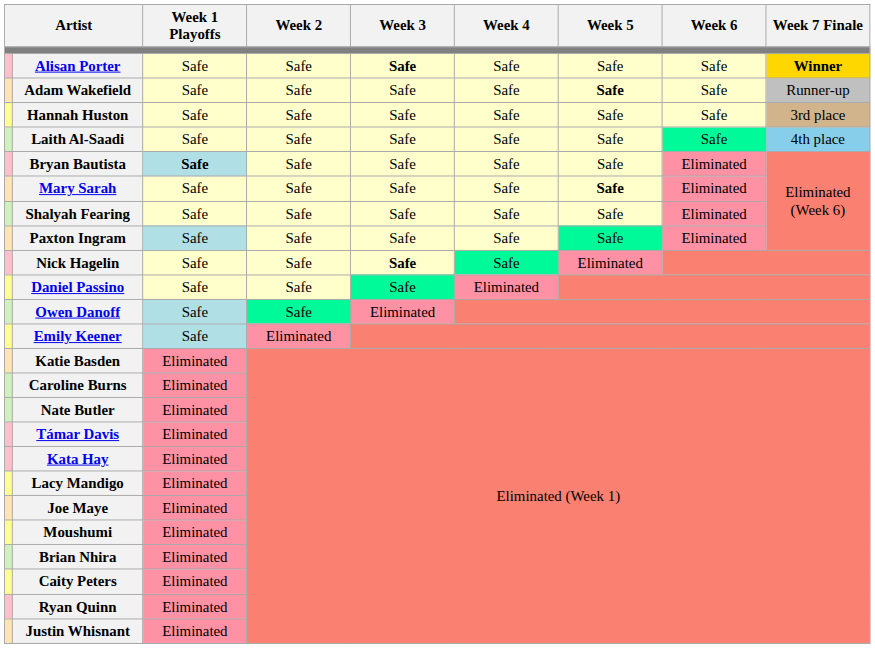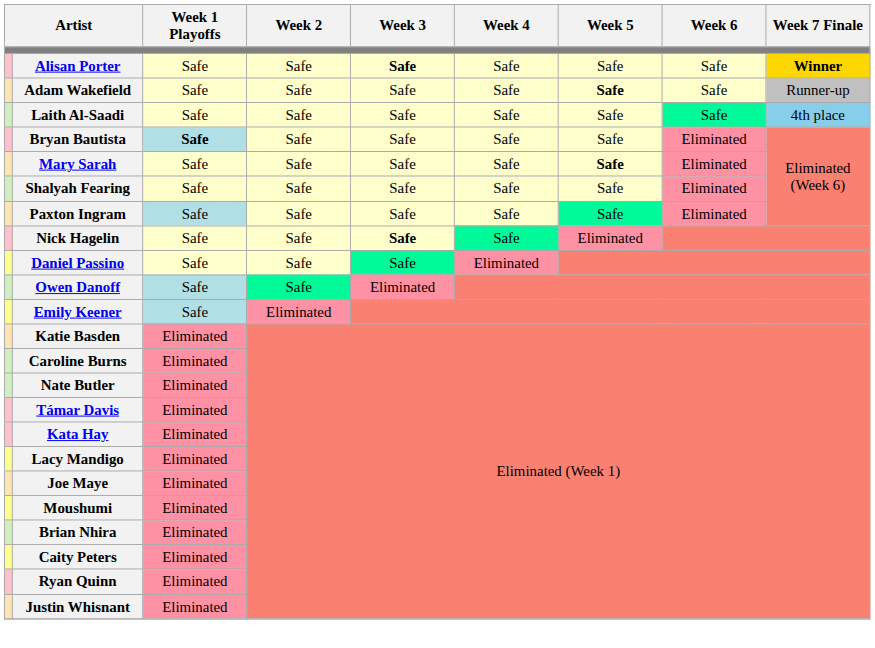- row: (78, 115)
